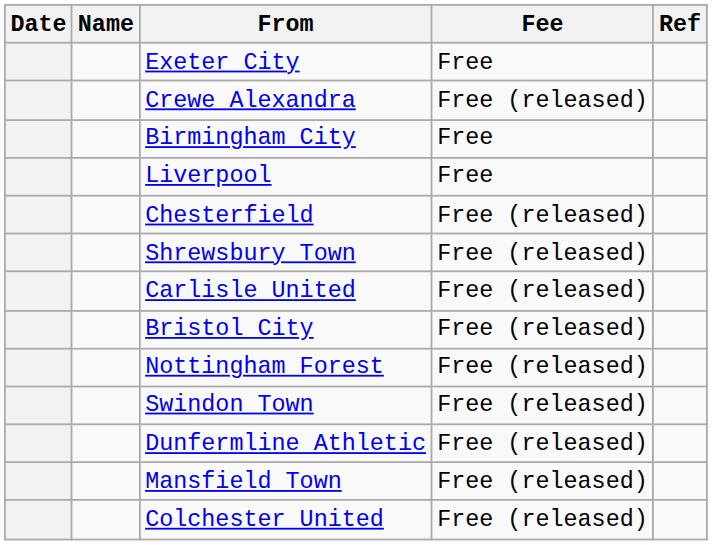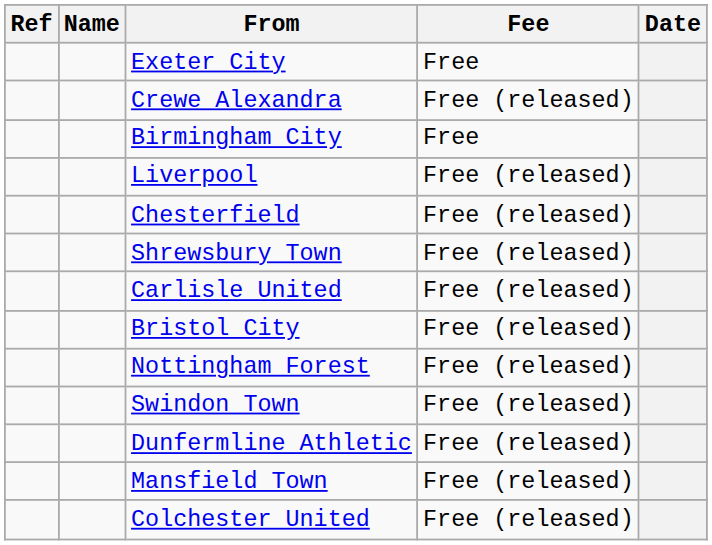columns swapped: (39, 24) <-> (680, 24)
(465, 177) Free -> (528, 177) Free (released)
